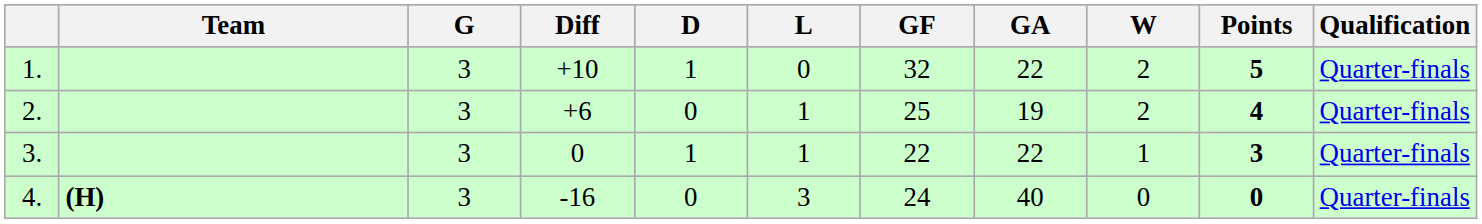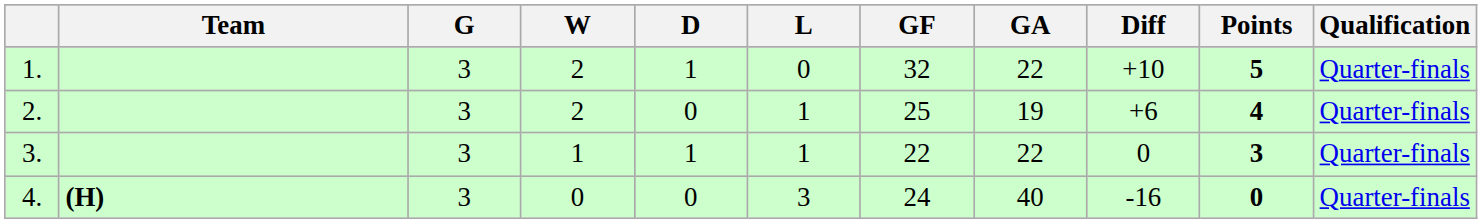columns swapped: (1143, 25) <-> (577, 25)
